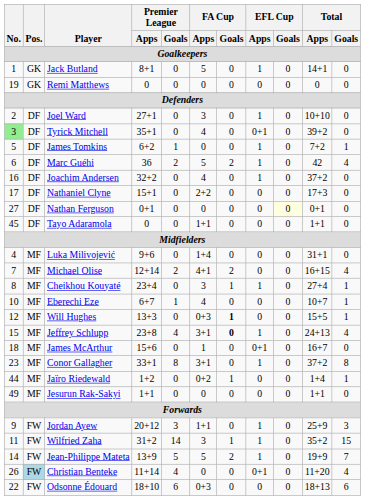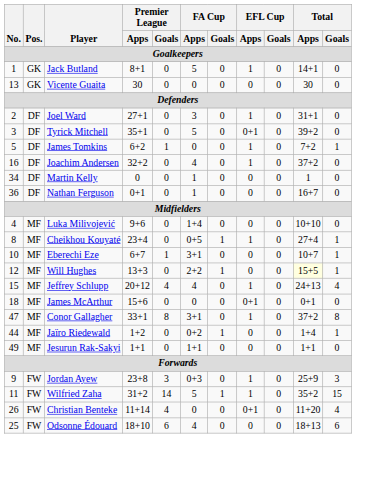+ row: (76, 85)
- row: (78, 85)
(317, 116) 10+10 -> (308, 116) 31+1
(14, 131) lightgreen background -> (14, 131) no background
(203, 131) 4 -> (194, 131) 5
- row: (70, 162)
- row: (79, 193)
+ row: (72, 178)
(14, 208) 27 -> (14, 193) 36
(203, 208) 0 -> (194, 193) 1
(288, 208) lightyellow background -> (279, 193) no background
(317, 208) 0+1 -> (308, 193) 16+7
- row: (79, 224)
(317, 255) 31+1 -> (308, 224) 10+10
- row: (75, 270)
(203, 286) 3 -> (194, 239) 0+5
(203, 301) 4 -> (194, 255) 3+1
(203, 317) 0+3 -> (194, 270) 2+2
(232, 317) bold -> (222, 270) normal
(317, 317) no background -> (308, 270) lightyellow background
(147, 332) 23+8 -> (137, 286) 20+12
(203, 332) 3+1 -> (194, 286) 4
(232, 332) bold -> (222, 286) normal
(203, 348) 1 -> (194, 301) 0
(317, 348) 16+7 -> (308, 301) 0+1
(14, 363) 23 -> (14, 317) 47
(203, 394) 0 -> (194, 348) 1+1
(147, 425) 20+12 -> (137, 379) 23+8
(203, 425) 1+1 -> (194, 379) 0+3
(203, 441) 3 -> (194, 394) 5
- row: (88, 456)
(34, 472) lightblue background -> (34, 410) no background
(14, 487) 22 -> (14, 425) 25
(203, 487) 0+3 -> (194, 425) 4
